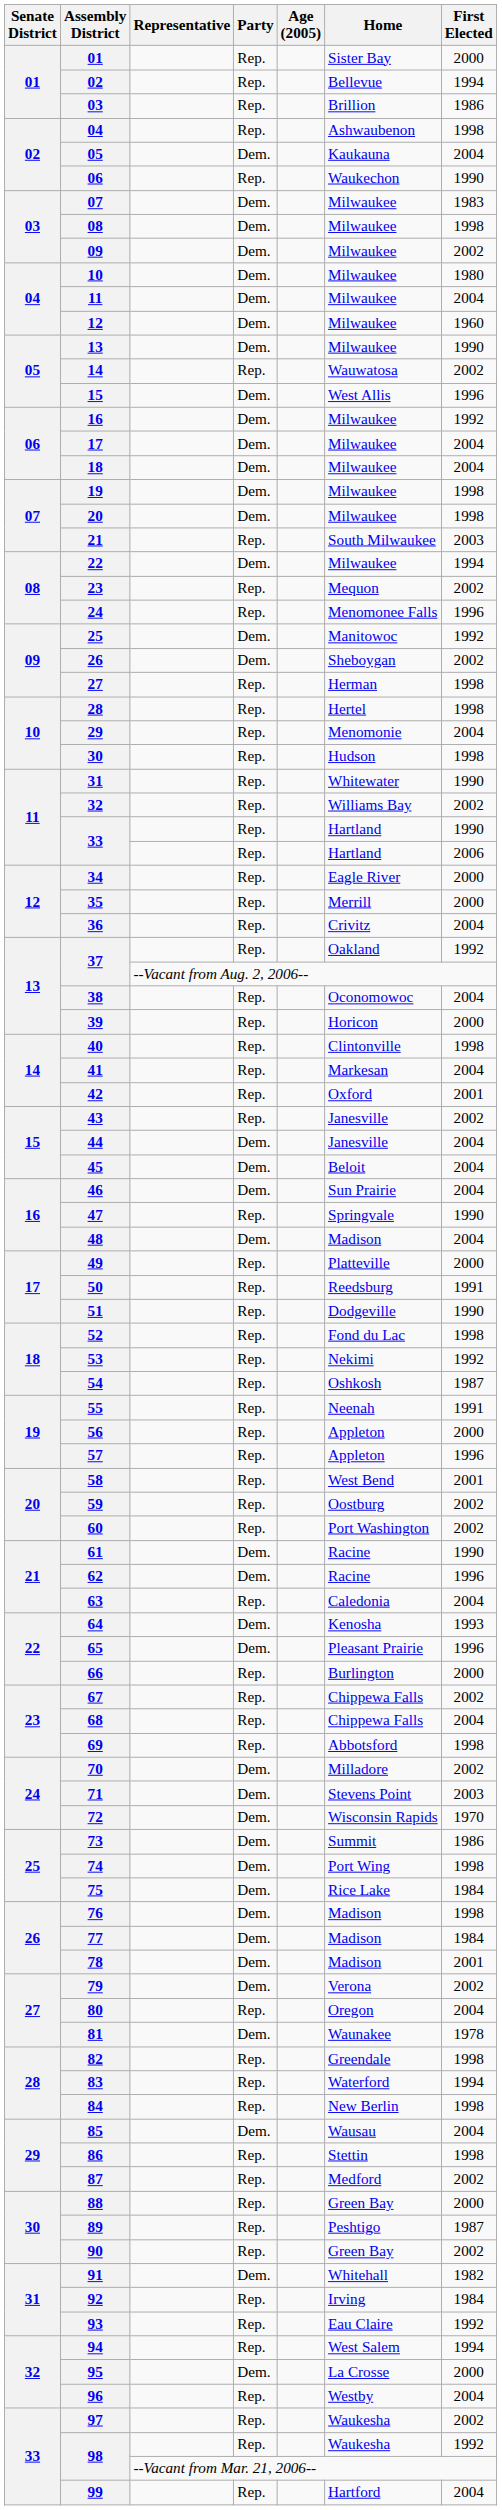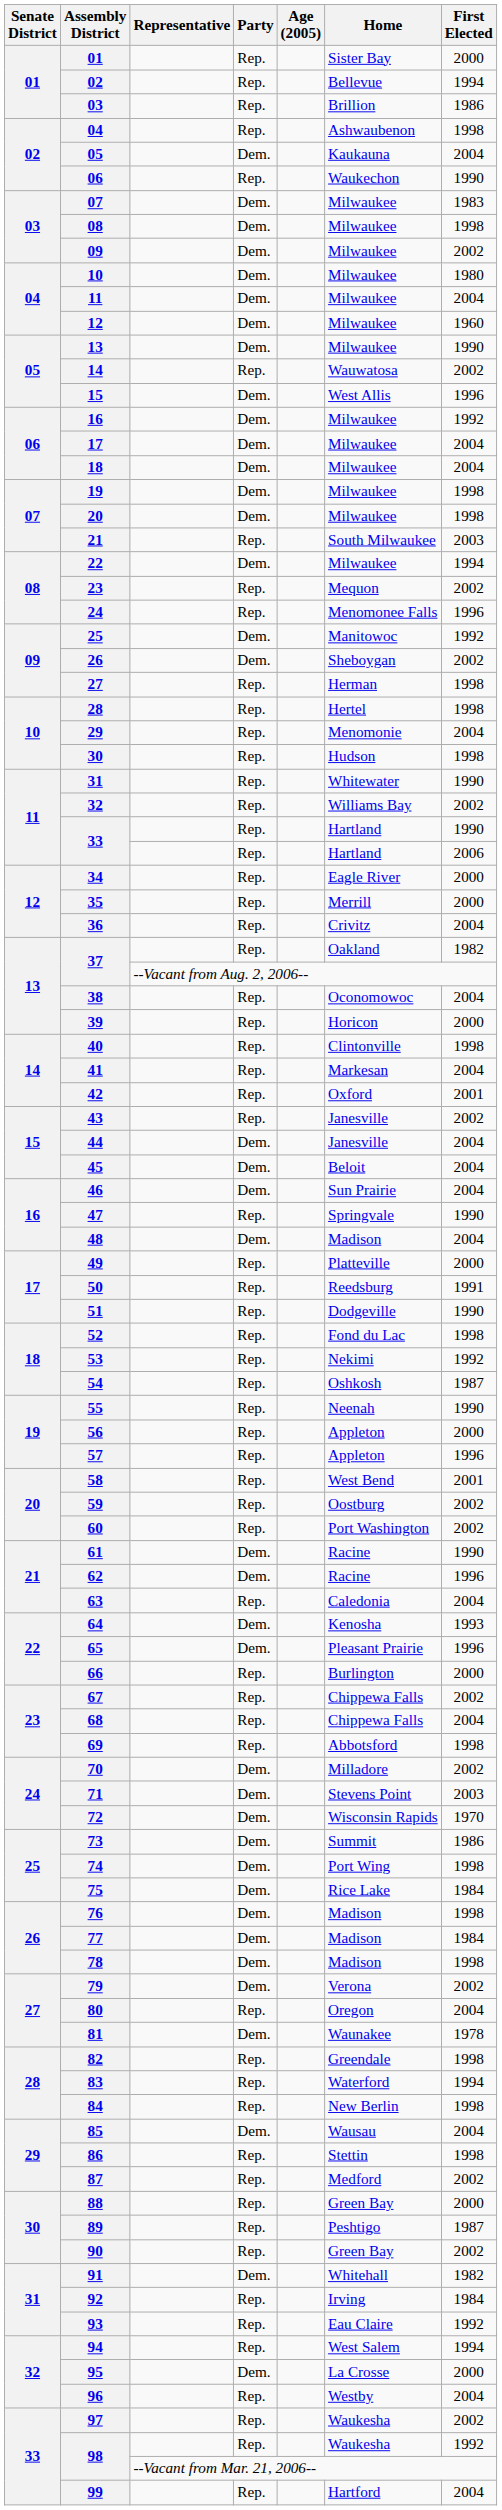(469, 949) 1992 -> (469, 949) 1982
(469, 1407) 1991 -> (469, 1407) 1990
(469, 1962) 2001 -> (469, 1962) 1998
